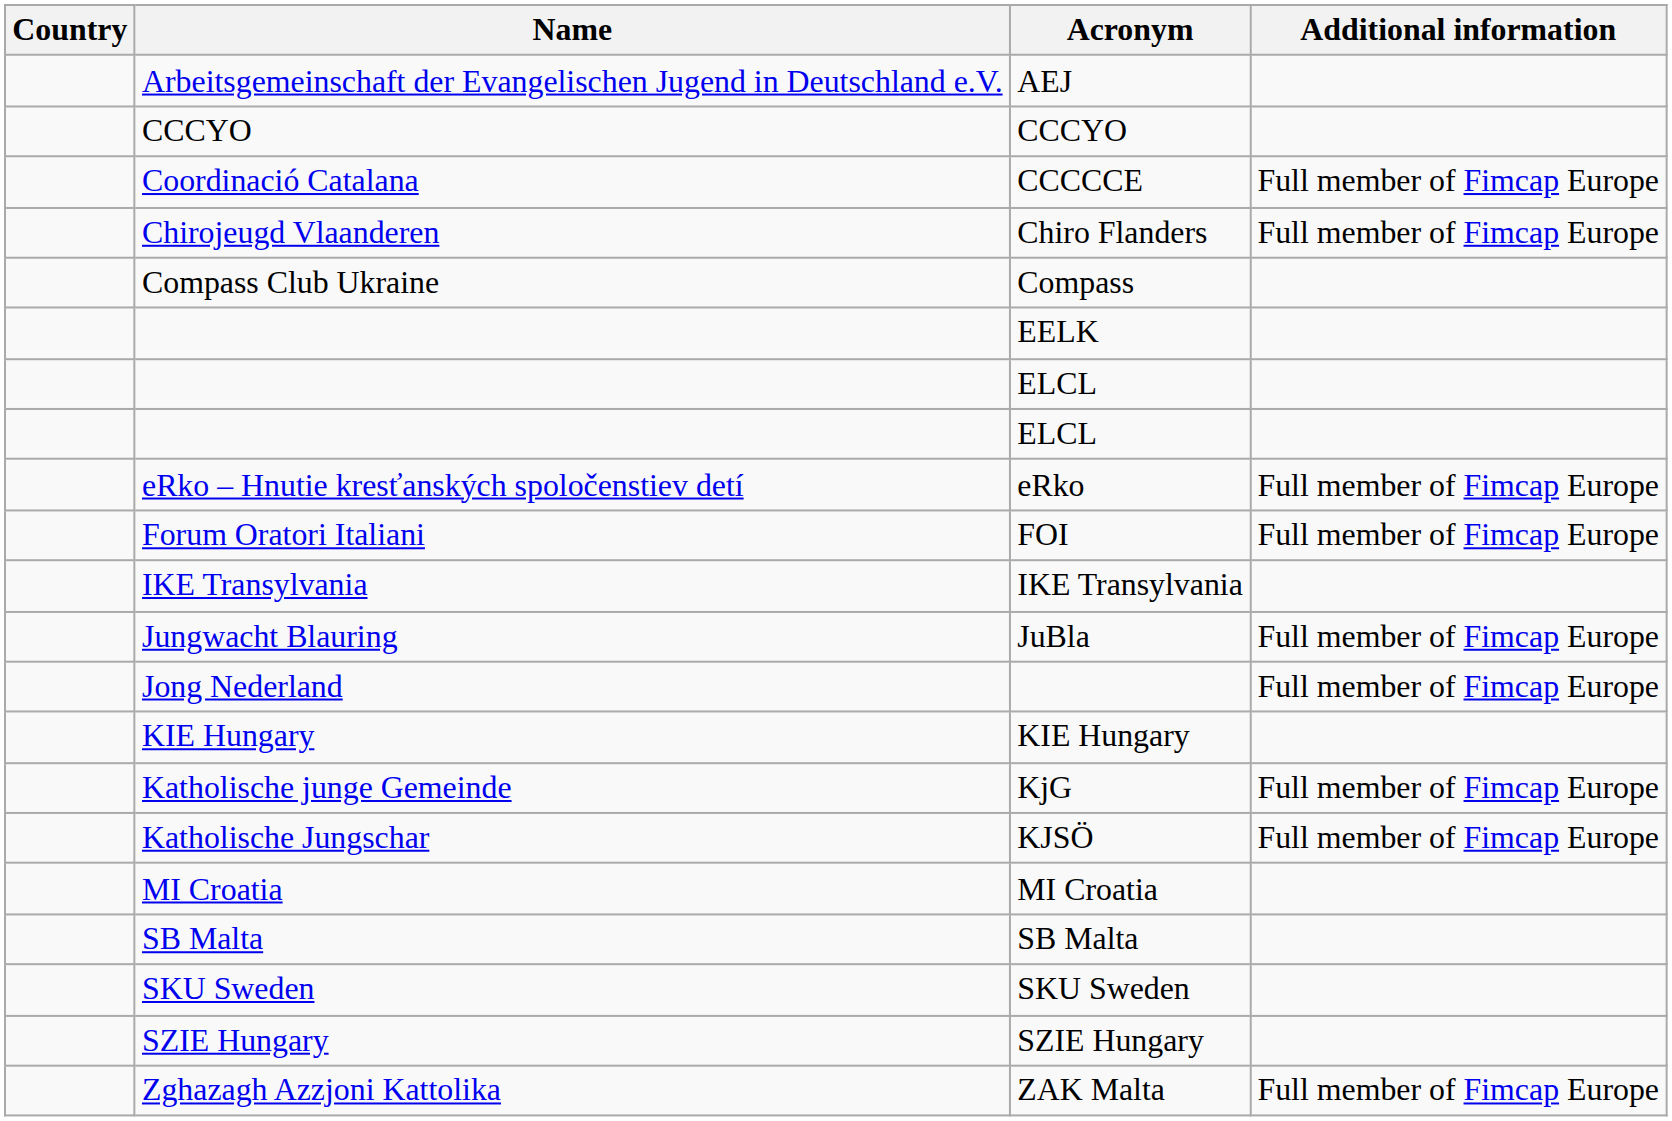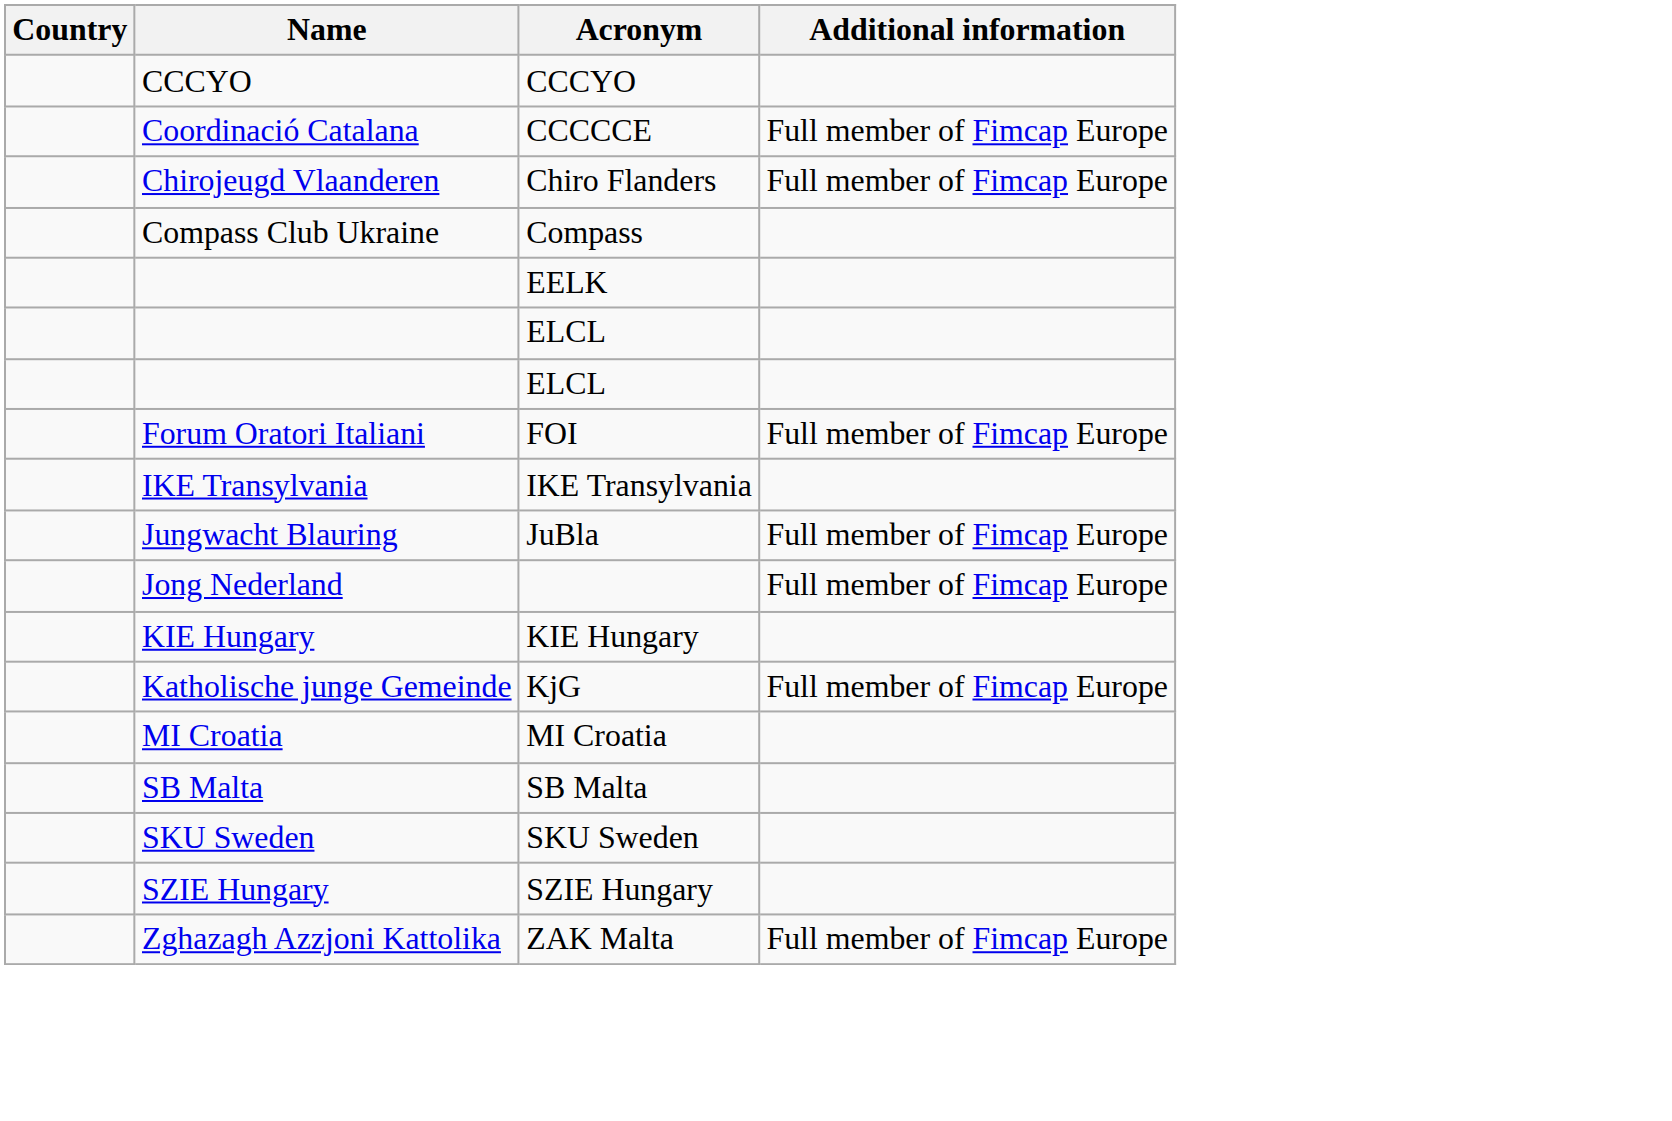- row: (572, 80)
- row: (443, 484)
- row: (286, 837)
